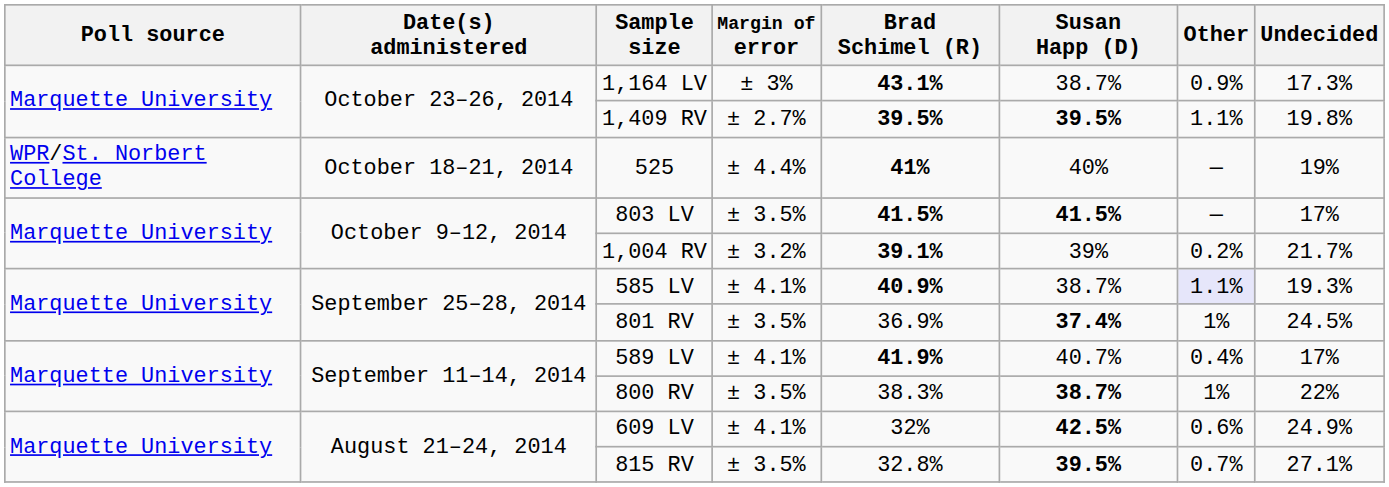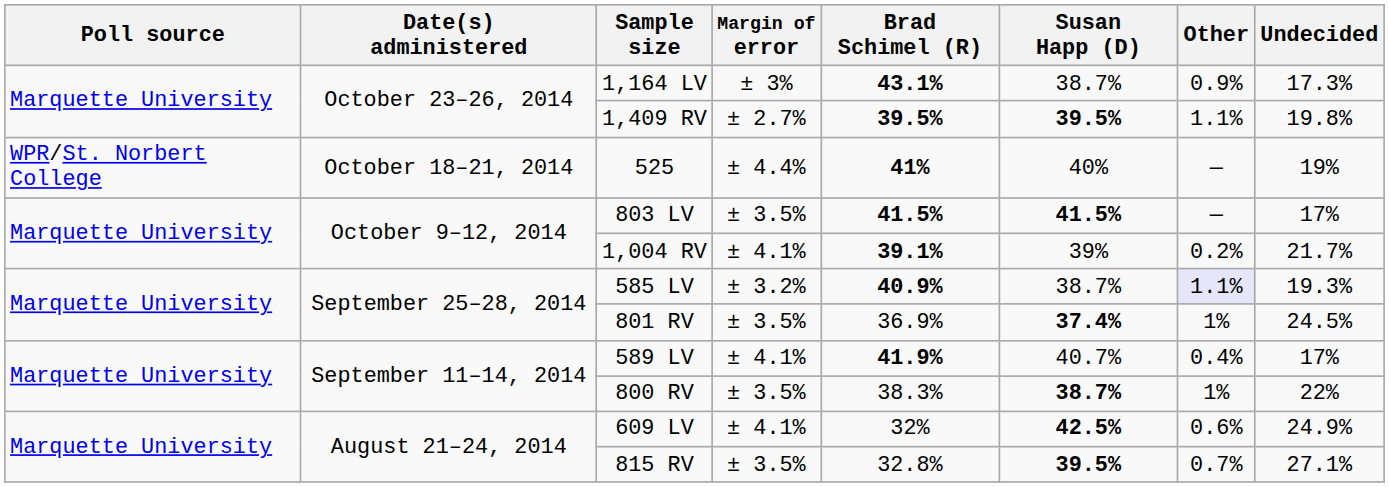(766, 251) ± 3.2% -> (766, 251) ± 4.1%
(766, 287) ± 4.1% -> (766, 287) ± 3.2%
